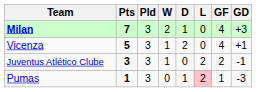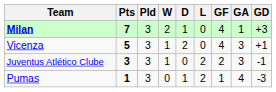+ column: (241, 12)
(203, 78) pink background -> (203, 78) no background
